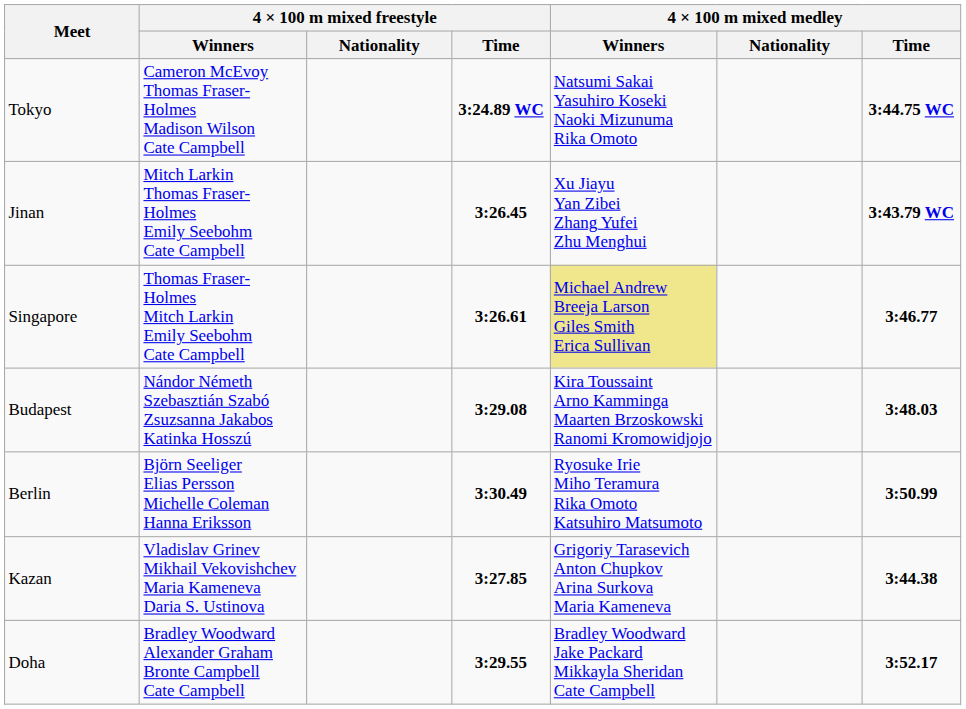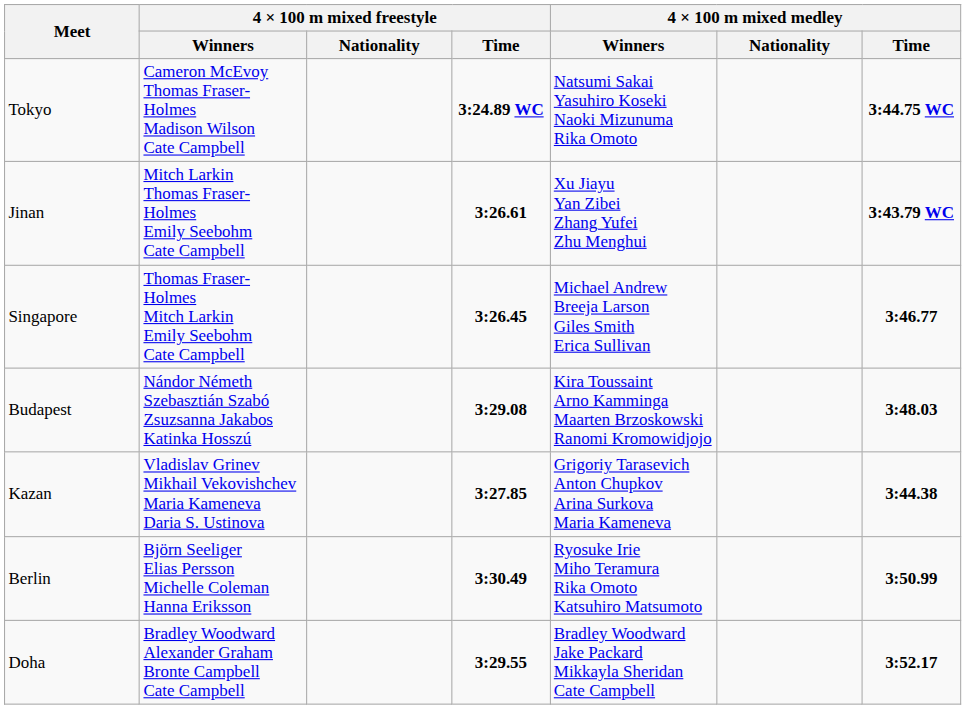(501, 213) 3:26.45 -> (501, 213) 3:26.61
(501, 316) 3:26.61 -> (501, 316) 3:26.45
(611, 316) khaki background -> (611, 316) no background
rows swapped: (30, 494) <-> (30, 578)
